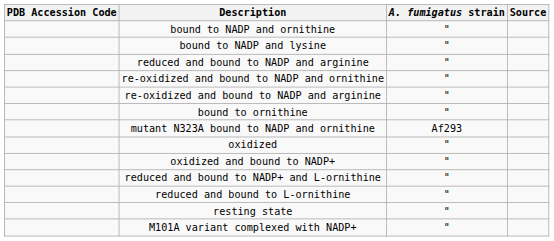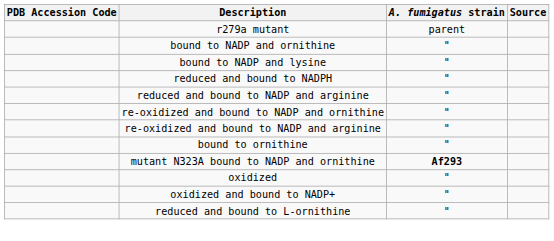+ row: (253, 29)
+ row: (253, 79)
(447, 128) normal -> (447, 161) bold
- row: (253, 178)
- row: (253, 211)
- row: (253, 227)
